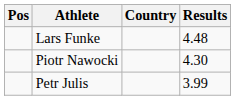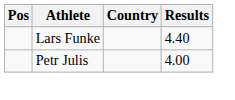(195, 38) 4.48 -> (177, 38) 4.40
- row: (77, 60)
(195, 83) 3.99 -> (177, 60) 4.00
